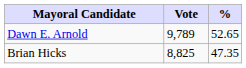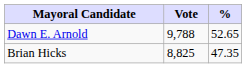(181, 33) 9,789 -> (181, 33) 9,788
